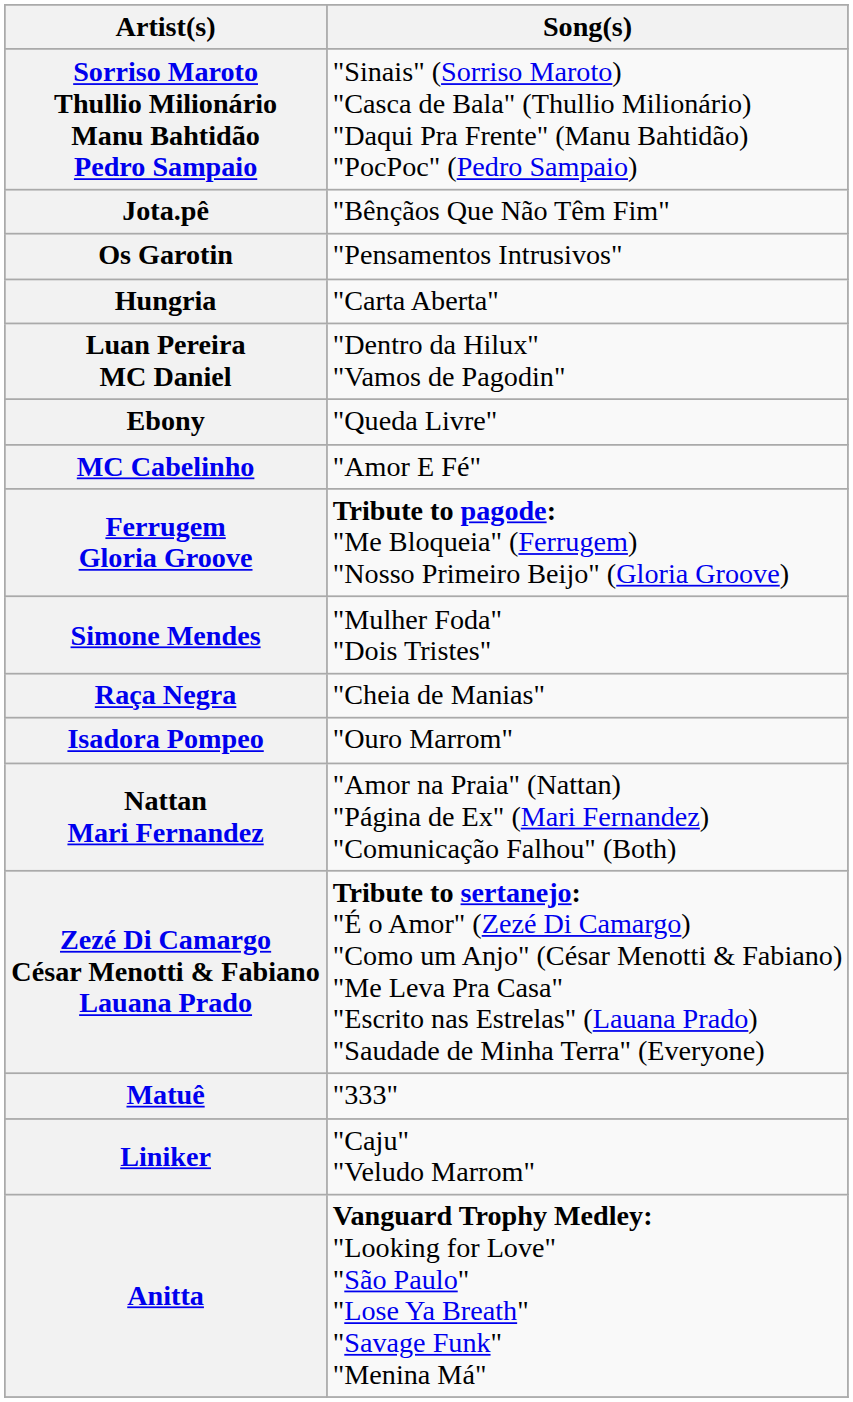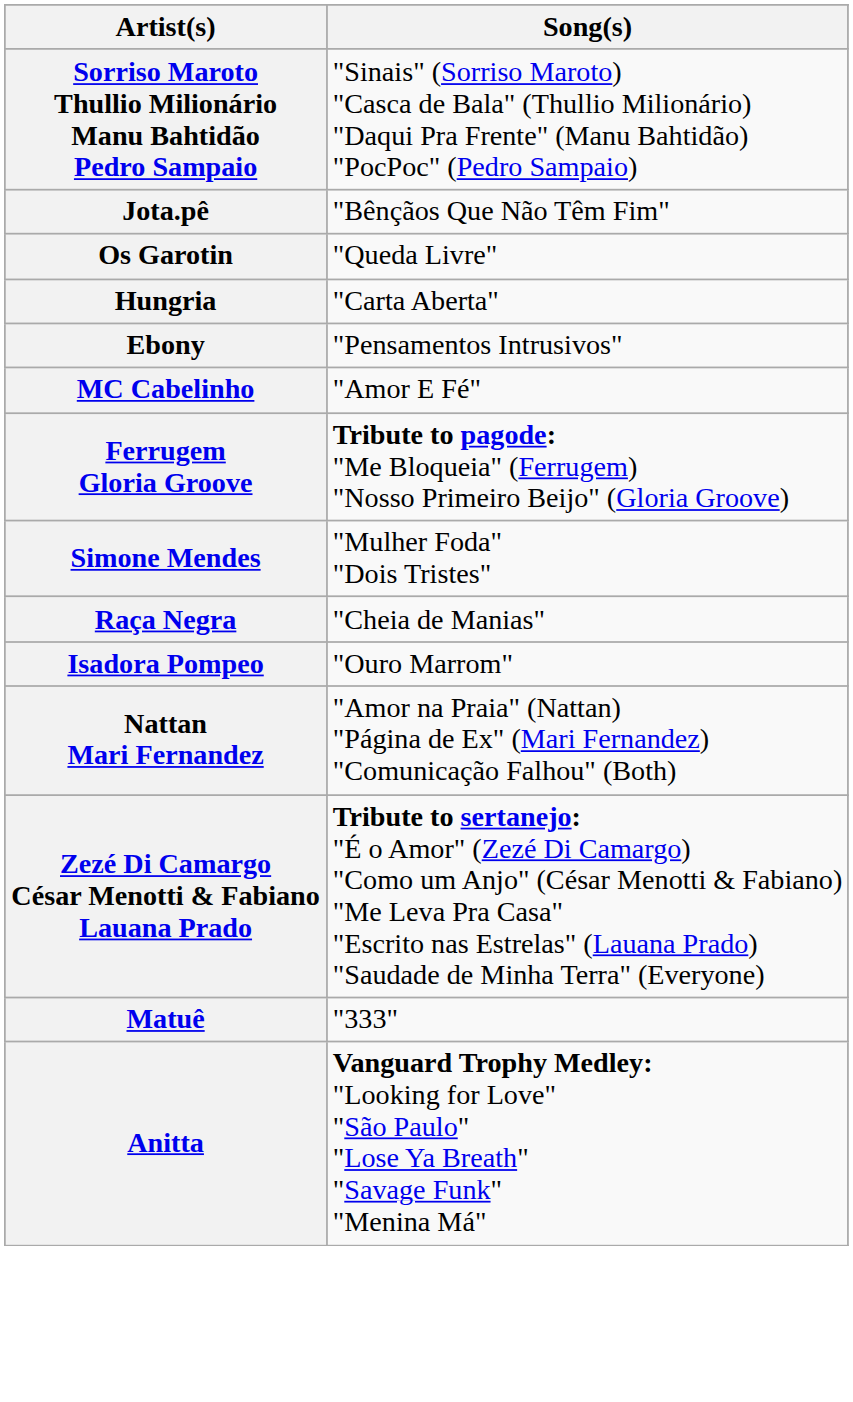(478, 255) "Pensamentos Intrusivos" -> (415, 255) "Queda Livre"
- row: (166, 361)
(415, 421) "Queda Livre" -> (478, 345) "Pensamentos Intrusivos"
- row: (166, 1156)
